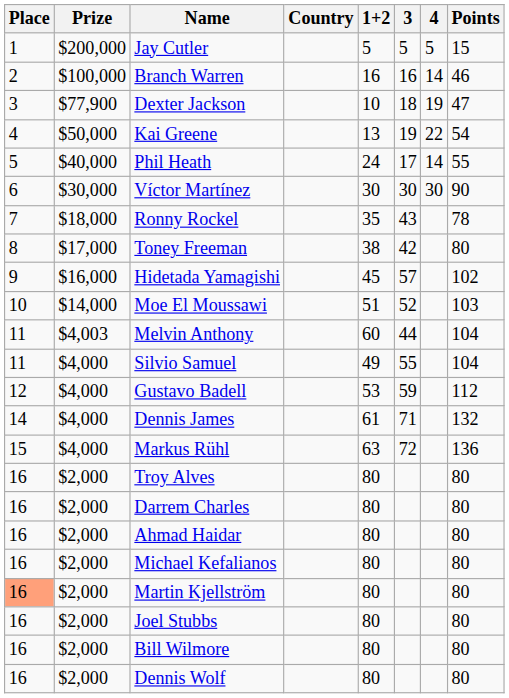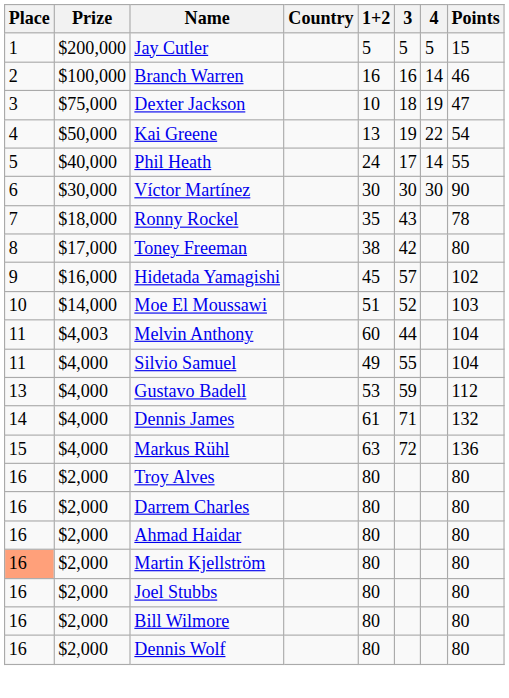(88, 104) $77,900 -> (88, 104) $75,000
(18, 391) 12 -> (18, 391) 13
- row: (205, 563)
